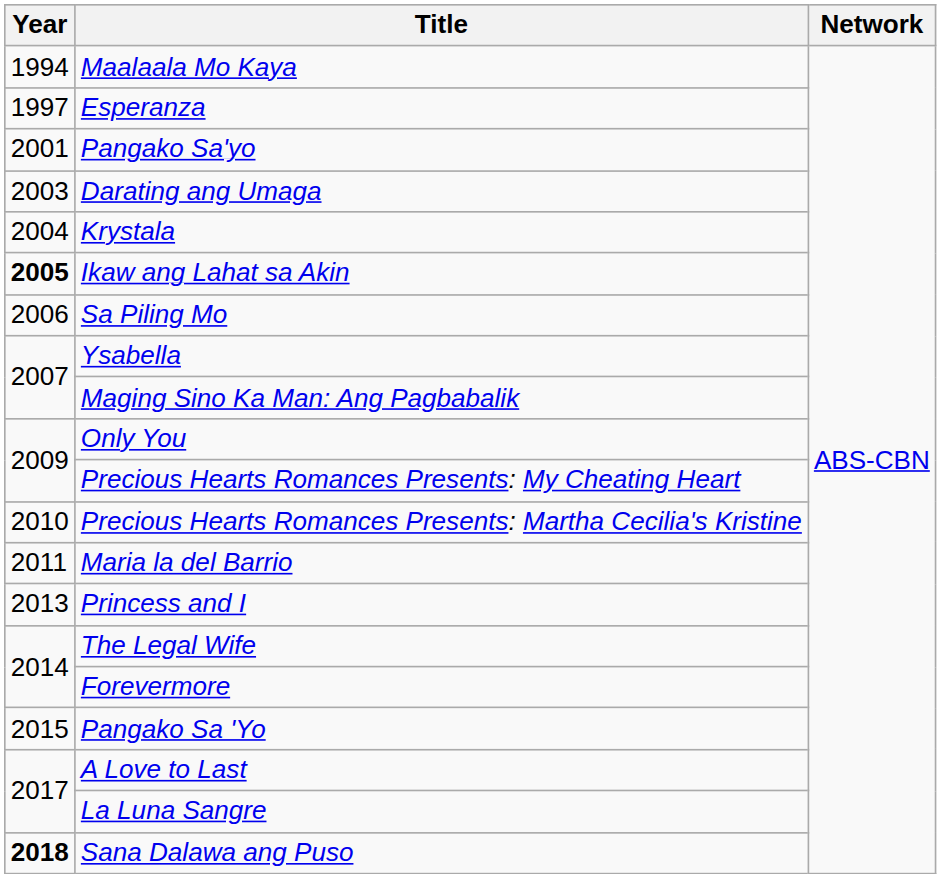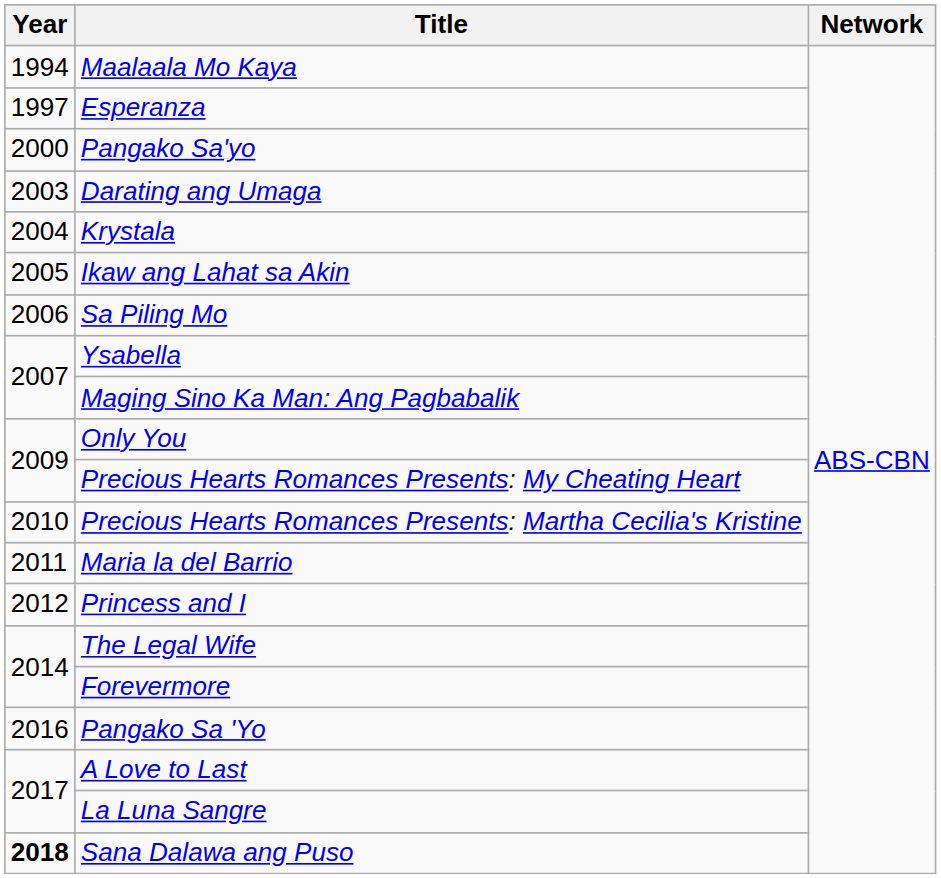(40, 149) 2001 -> (40, 149) 2000
(40, 273) bold -> (40, 273) normal
(40, 604) 2013 -> (40, 604) 2012
(40, 728) 2015 -> (40, 728) 2016
